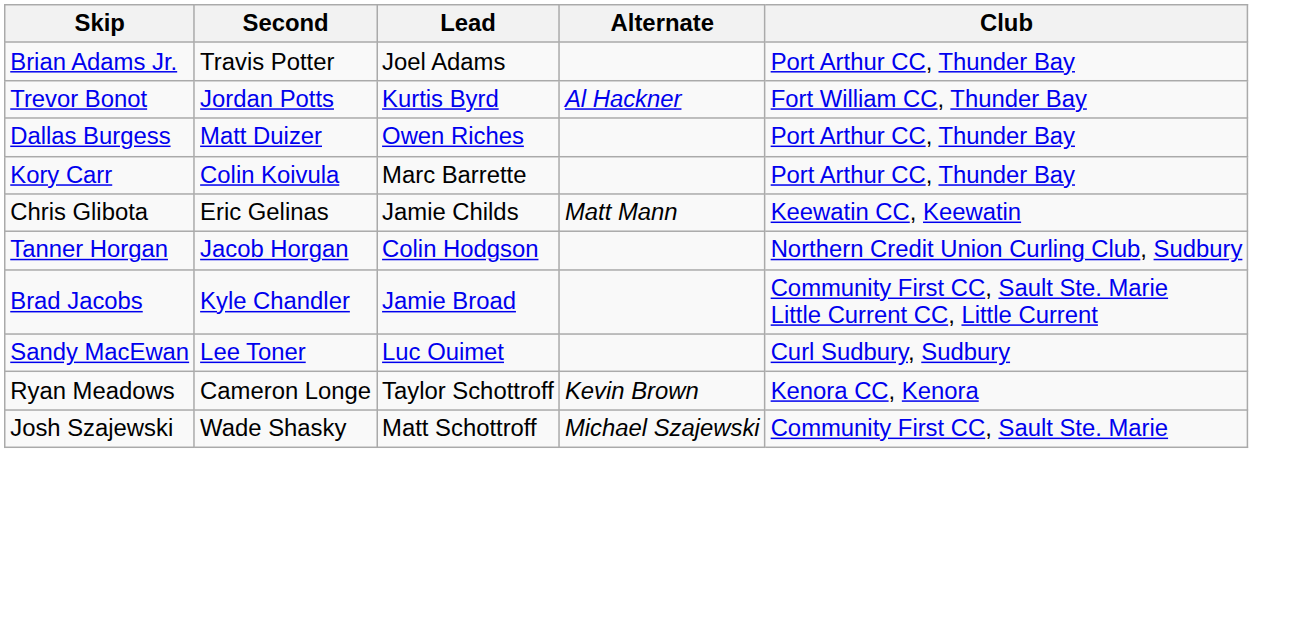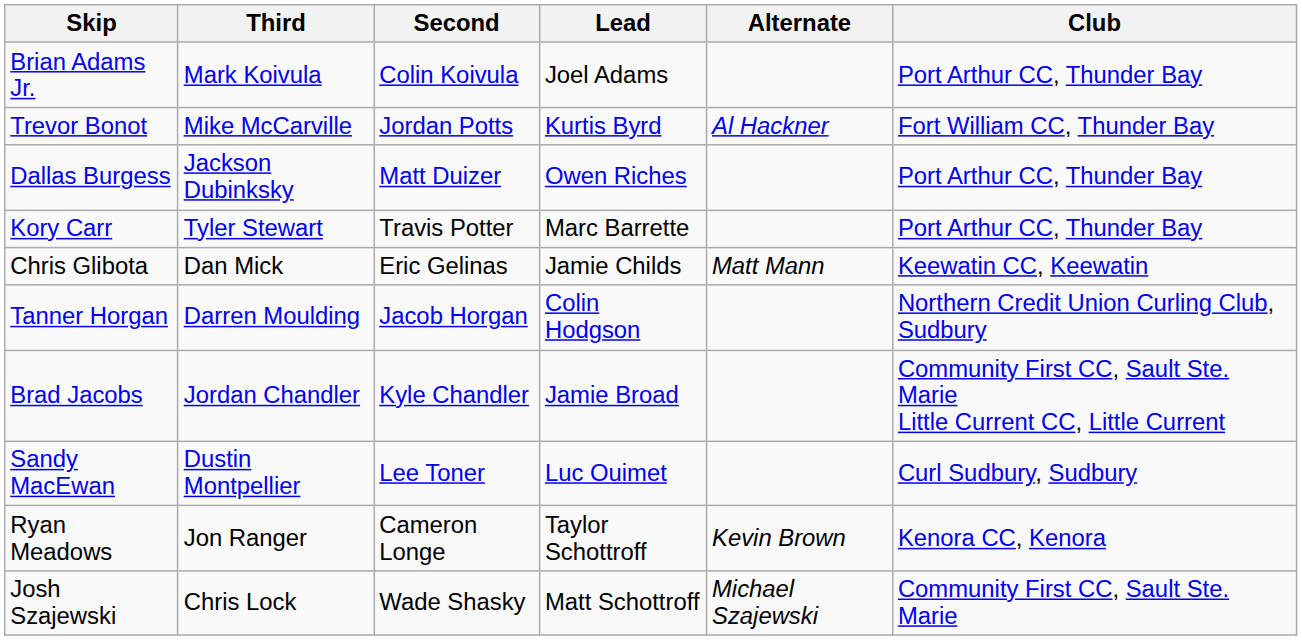+ column: (276, 23)
(267, 61) Travis Potter -> (449, 74) Colin Koivula
(270, 174) Colin Koivula -> (446, 228) Travis Potter
